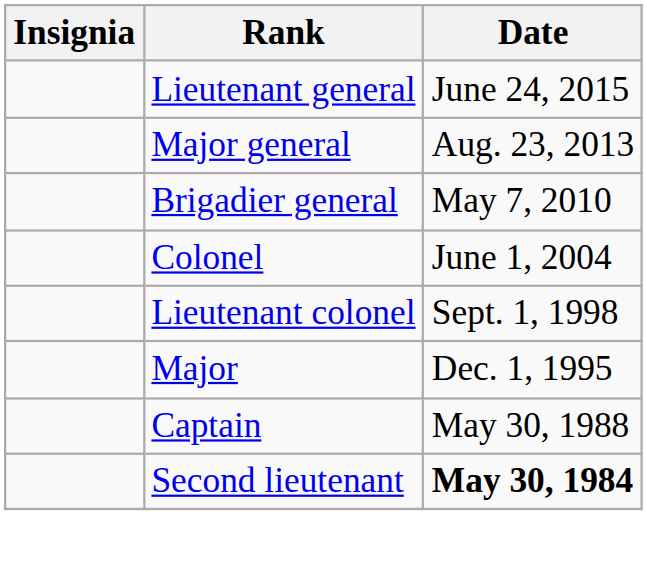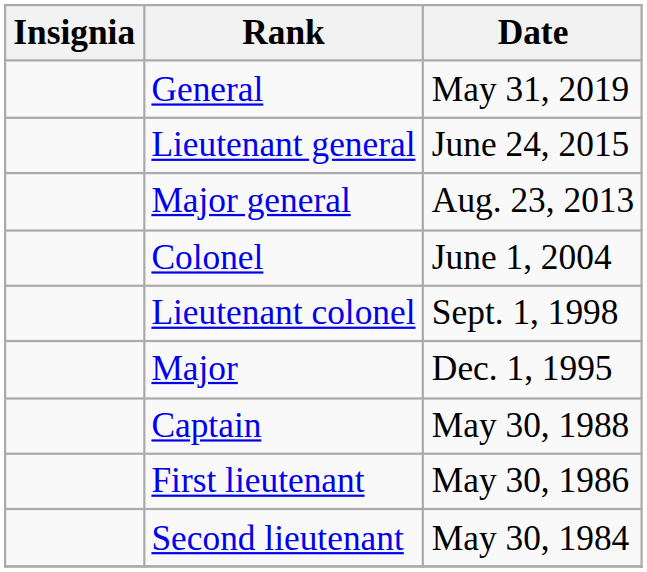+ row: (207, 88)
- row: (275, 200)
+ row: (258, 481)
(533, 481) bold -> (531, 537) normal
